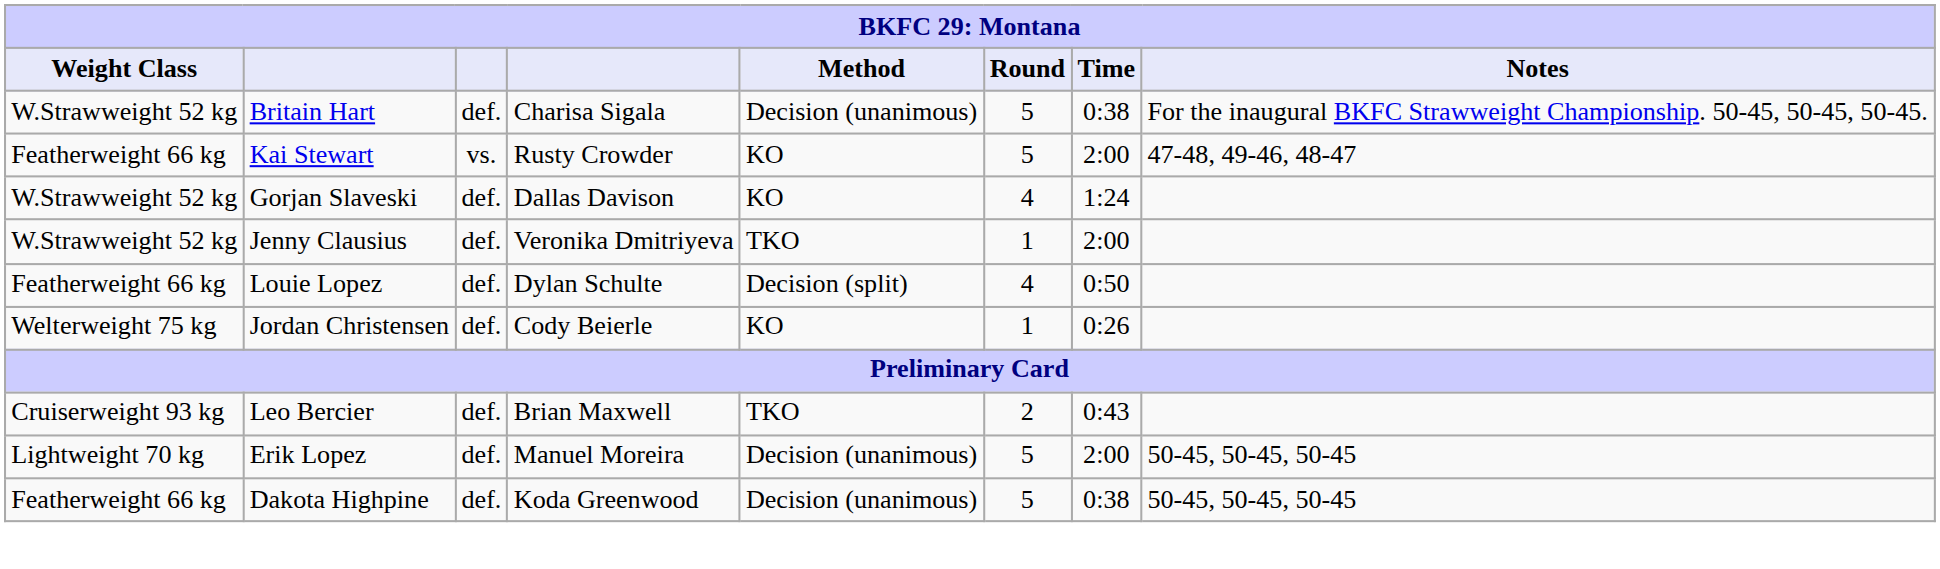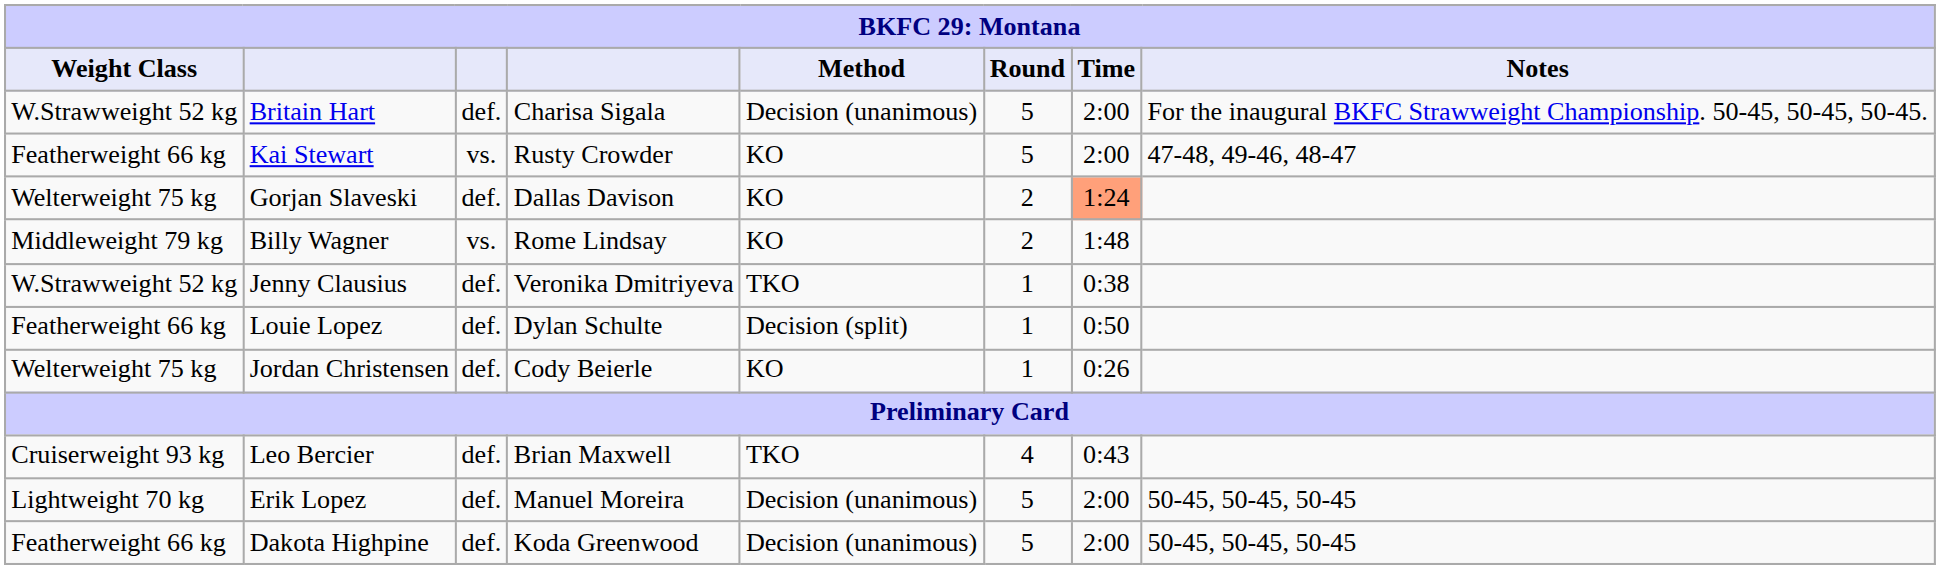(1106, 111) 0:38 -> (1106, 111) 2:00
(124, 197) W.Strawweight 52 kg -> (114, 197) Welterweight 75 kg
(1027, 197) 4 -> (1027, 197) 2
(1106, 197) no background -> (1106, 197) lightsalmon background
+ row: (319, 240)
(1106, 240) 2:00 -> (1106, 284) 0:38
(1027, 284) 4 -> (1027, 327) 1
(1027, 413) 2 -> (1027, 456) 4
(1106, 499) 0:38 -> (1106, 542) 2:00
